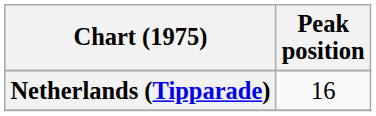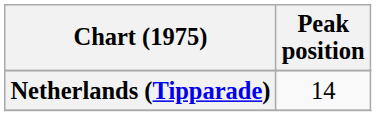(323, 90) 16 -> (323, 90) 14
